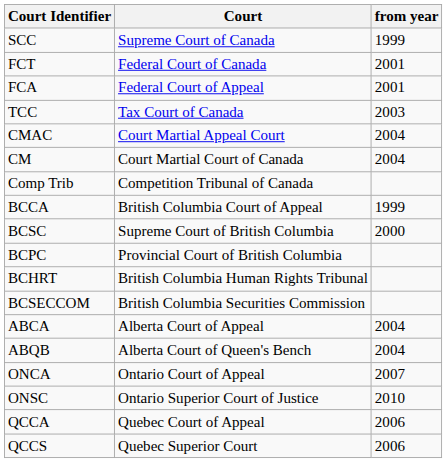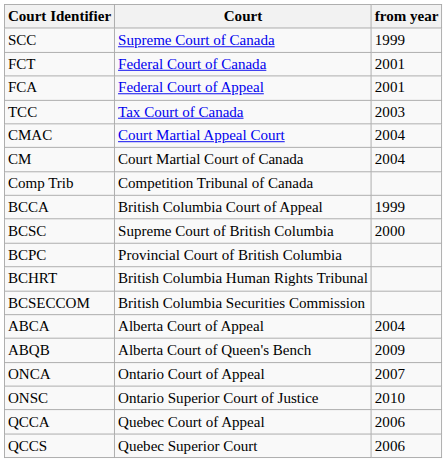(390, 350) 2004 -> (390, 350) 2009
